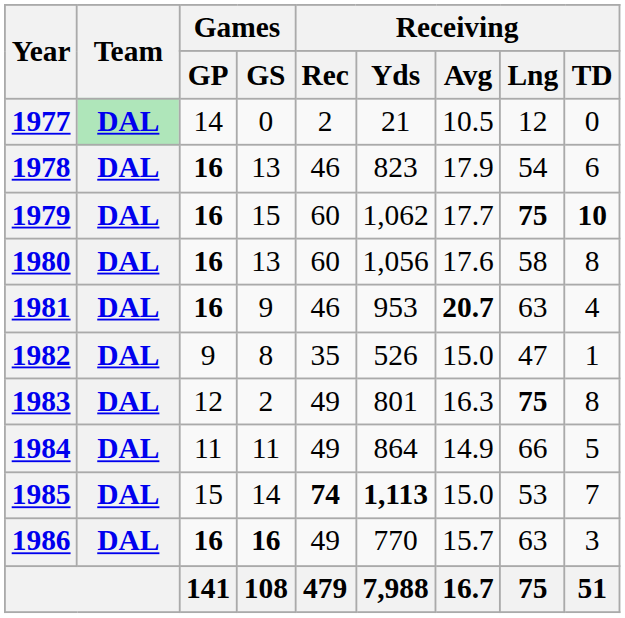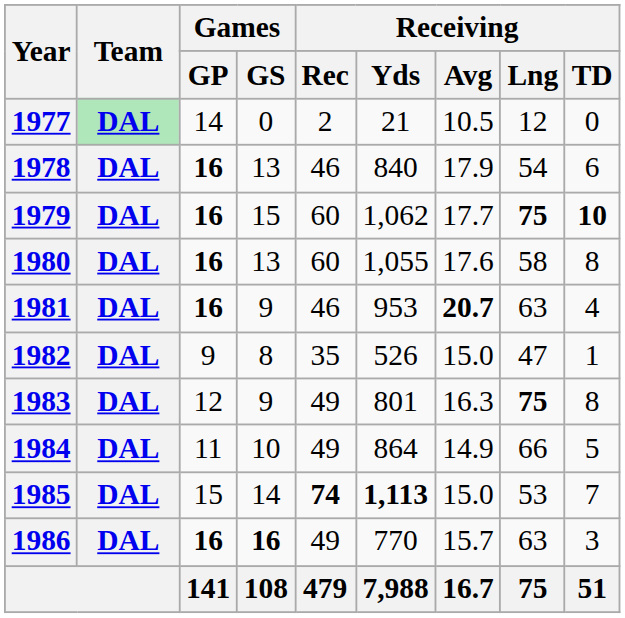(396, 167) 823 -> (396, 167) 840
(396, 261) 1,056 -> (396, 261) 1,055
(266, 401) 2 -> (266, 401) 9
(266, 448) 11 -> (266, 448) 10
